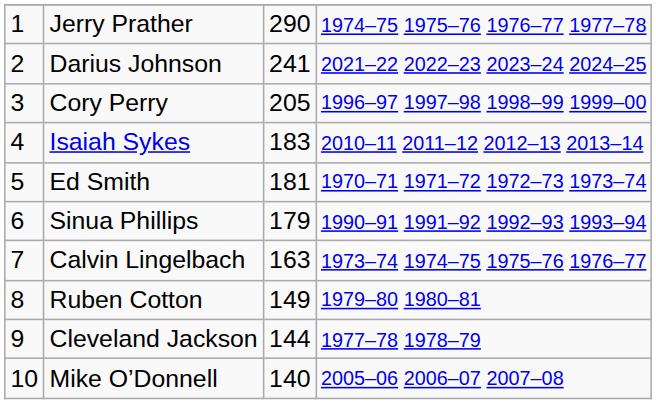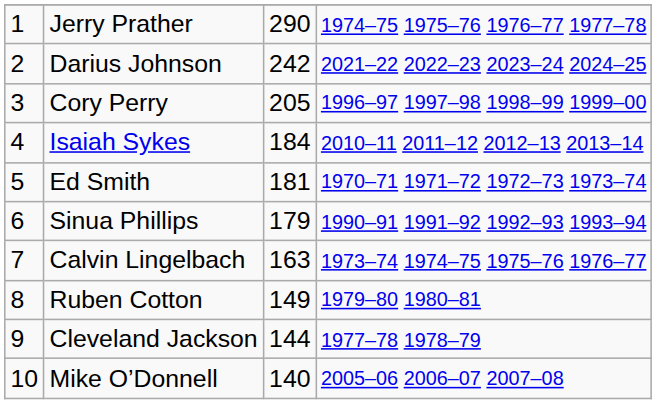(290, 63) 241 -> (290, 63) 242
(290, 142) 183 -> (290, 142) 184
